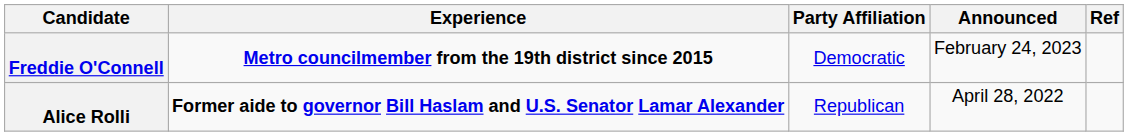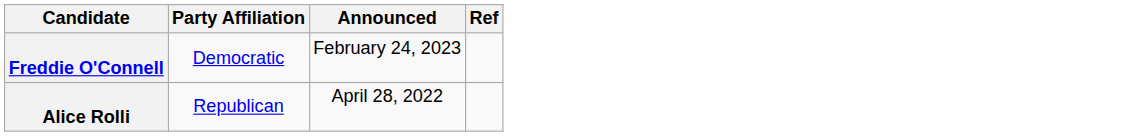- column: (478, 18)
